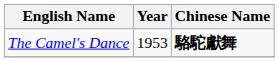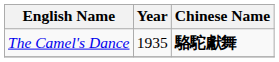(152, 42) 1953 -> (152, 42) 1935
